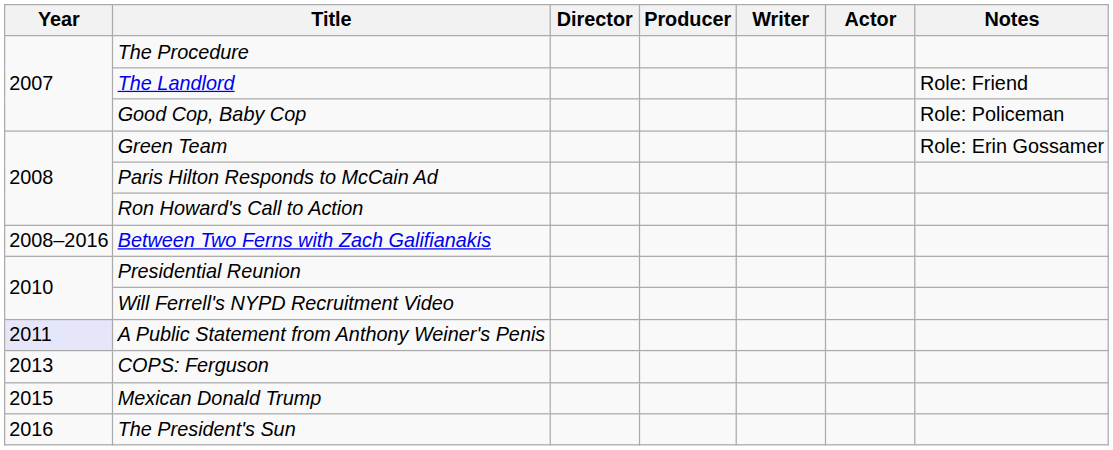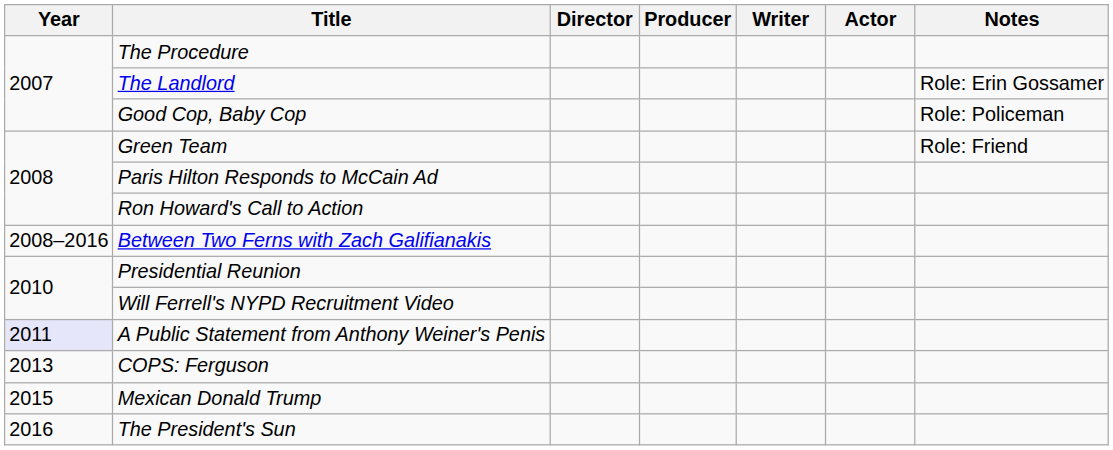(974, 83) Role: Friend -> (1012, 83) Role: Erin Gossamer
(1012, 146) Role: Erin Gossamer -> (974, 146) Role: Friend
